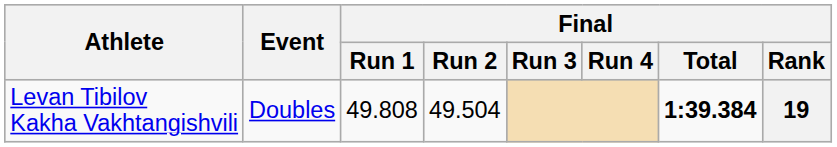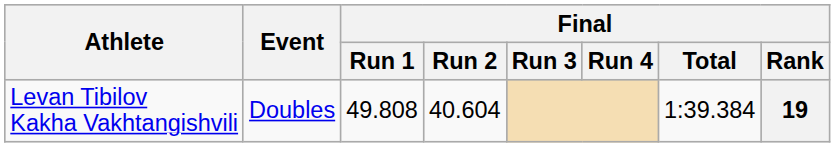(465, 111) 49.504 -> (465, 111) 40.604
(710, 111) bold -> (710, 111) normal
